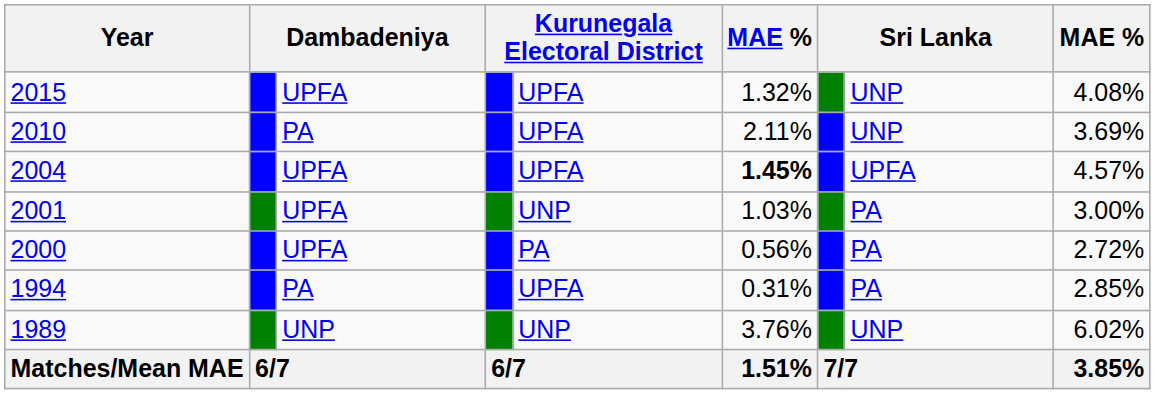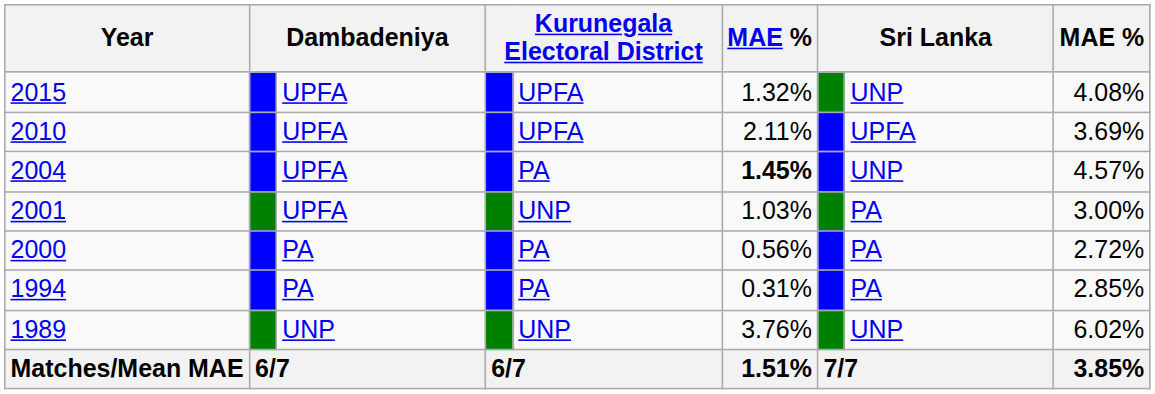(298, 131) PA -> (315, 131) UPFA
(877, 131) UNP -> (883, 131) UPFA
(551, 171) UPFA -> (534, 171) PA
(883, 171) UPFA -> (877, 171) UNP
(315, 250) UPFA -> (298, 250) PA
(551, 289) UPFA -> (534, 289) PA
